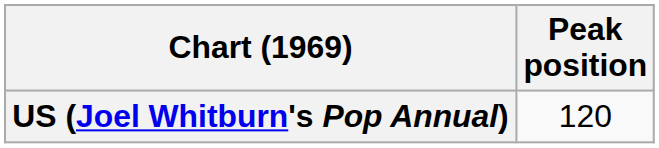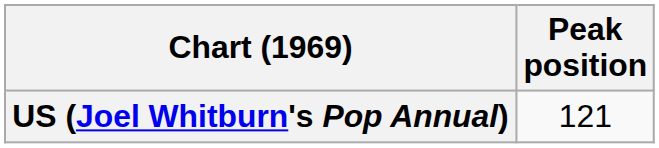(585, 116) 120 -> (585, 116) 121
